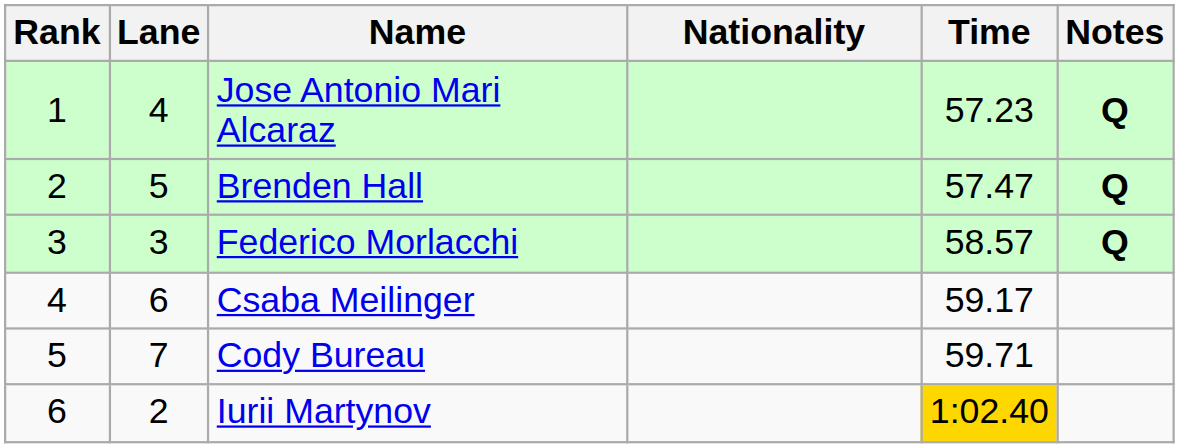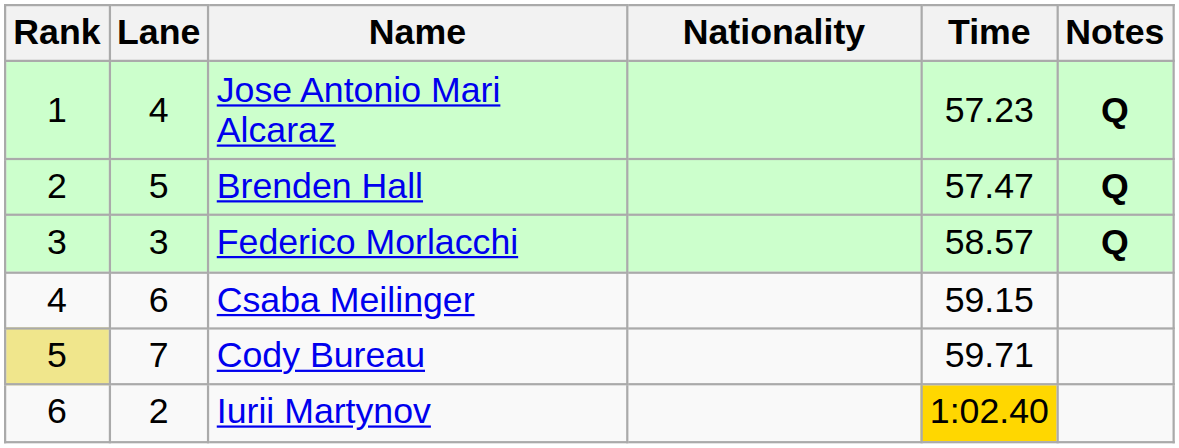(989, 299) 59.17 -> (989, 299) 59.15
(57, 355) no background -> (57, 355) khaki background
